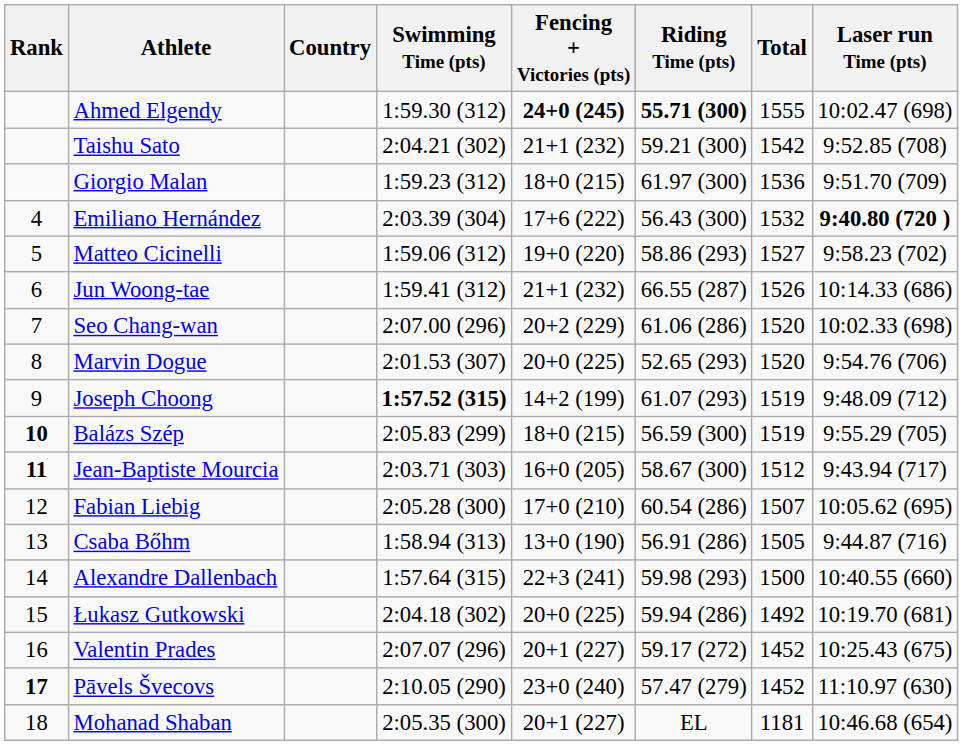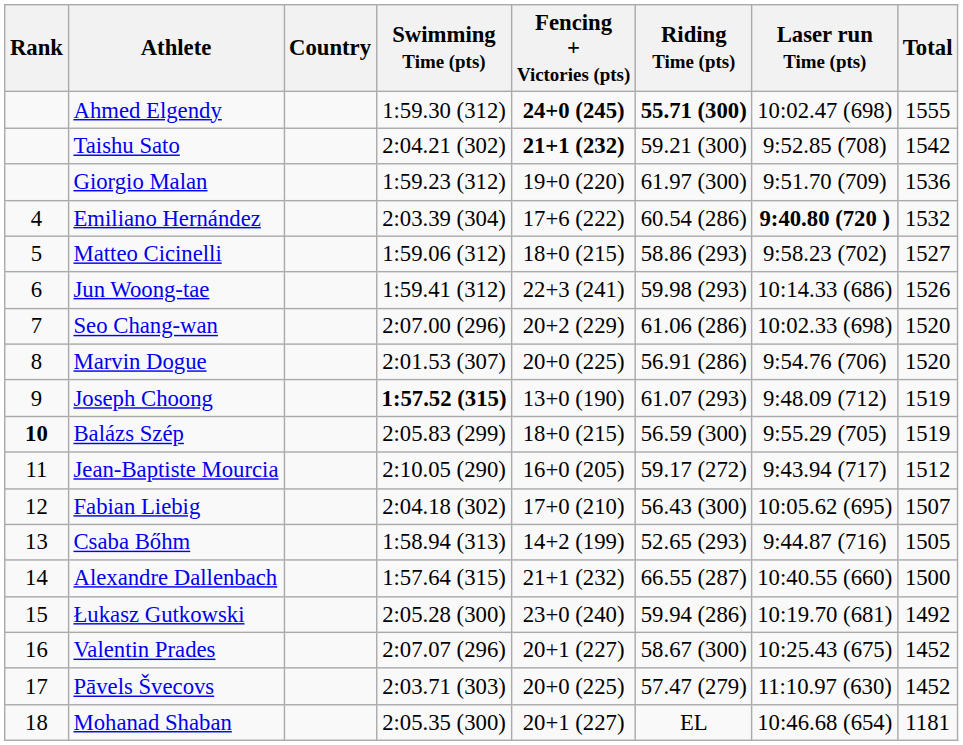columns swapped: (885, 48) <-> (782, 48)
(574, 145) normal -> (574, 145) bold
(574, 181) 18+0 (215) -> (574, 181) 19+0 (220)
(694, 217) 56.43 (300) -> (694, 217) 60.54 (286)
(574, 253) 19+0 (220) -> (574, 253) 18+0 (215)
(574, 289) 21+1 (232) -> (574, 289) 22+3 (241)
(694, 289) 66.55 (287) -> (694, 289) 59.98 (293)
(694, 361) 52.65 (293) -> (694, 361) 56.91 (286)
(574, 397) 14+2 (199) -> (574, 397) 13+0 (190)
(36, 469) bold -> (36, 469) normal
(444, 469) 2:03.71 (303) -> (444, 469) 2:10.05 (290)
(694, 469) 58.67 (300) -> (694, 469) 59.17 (272)
(444, 506) 2:05.28 (300) -> (444, 506) 2:04.18 (302)
(694, 506) 60.54 (286) -> (694, 506) 56.43 (300)
(574, 542) 13+0 (190) -> (574, 542) 14+2 (199)
(694, 542) 56.91 (286) -> (694, 542) 52.65 (293)
(574, 578) 22+3 (241) -> (574, 578) 21+1 (232)
(694, 578) 59.98 (293) -> (694, 578) 66.55 (287)
(444, 614) 2:04.18 (302) -> (444, 614) 2:05.28 (300)
(574, 614) 20+0 (225) -> (574, 614) 23+0 (240)
(694, 650) 59.17 (272) -> (694, 650) 58.67 (300)
(36, 686) bold -> (36, 686) normal
(444, 686) 2:10.05 (290) -> (444, 686) 2:03.71 (303)
(574, 686) 23+0 (240) -> (574, 686) 20+0 (225)
